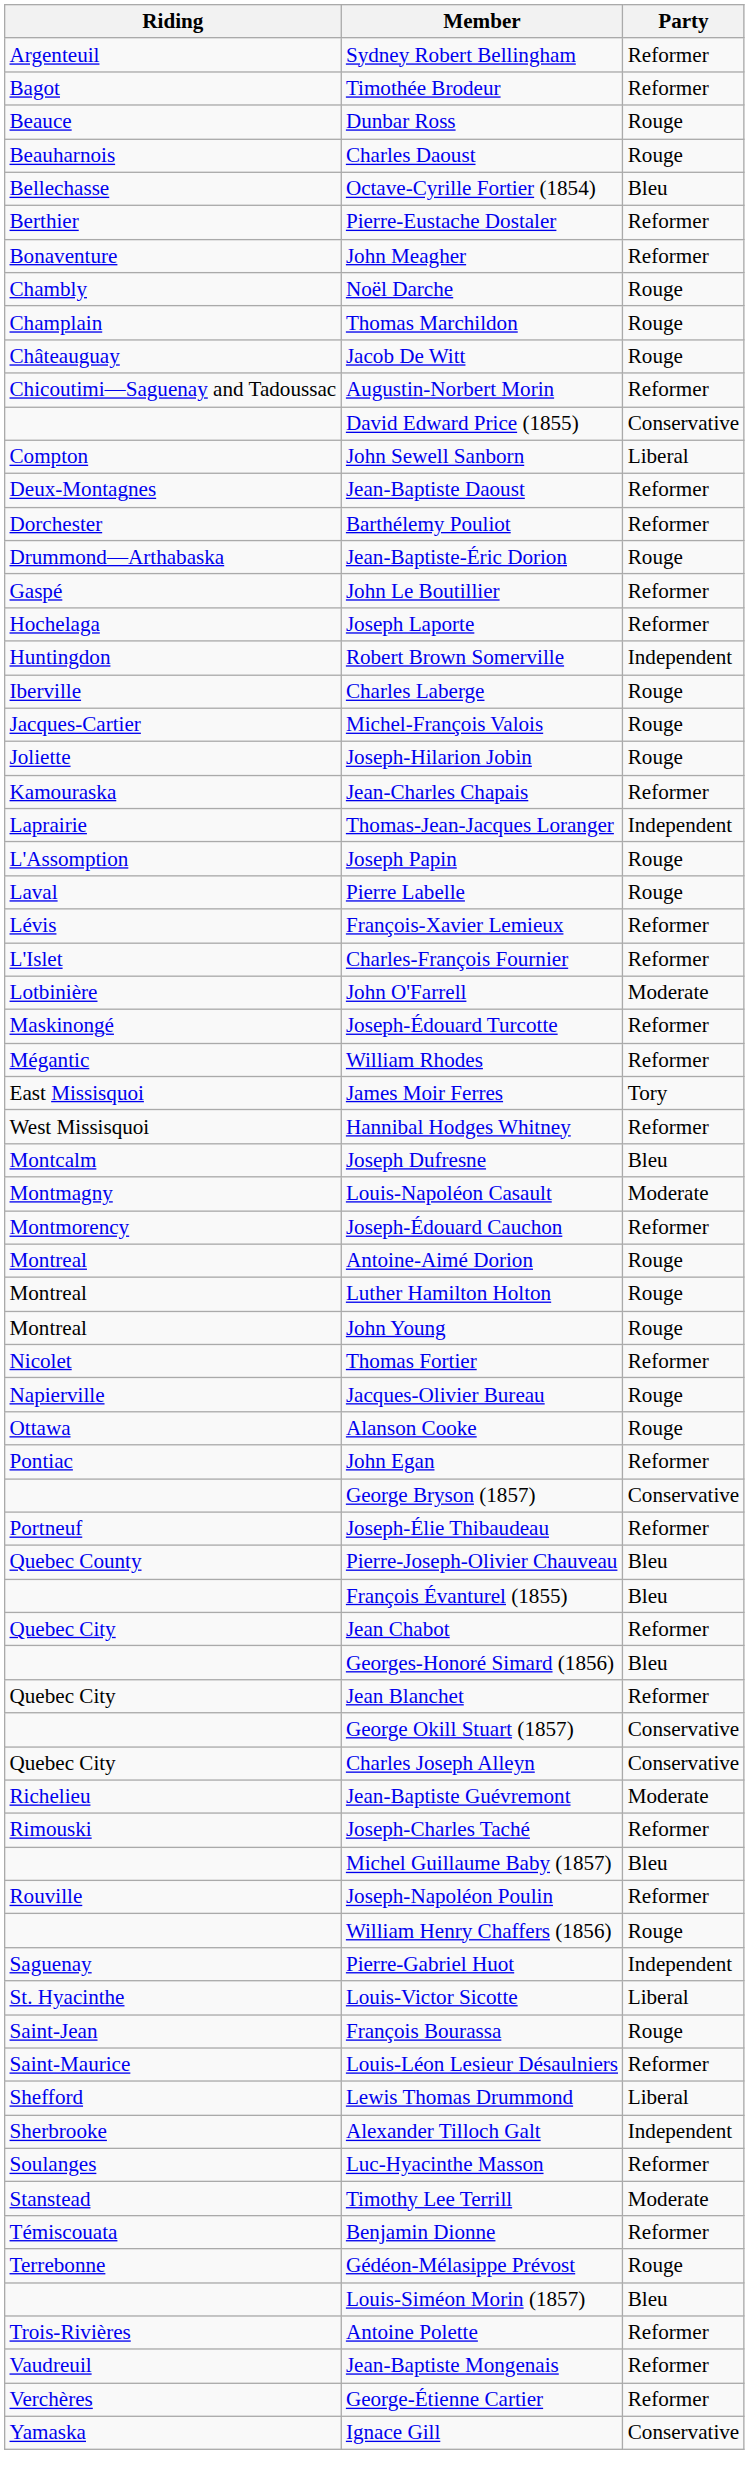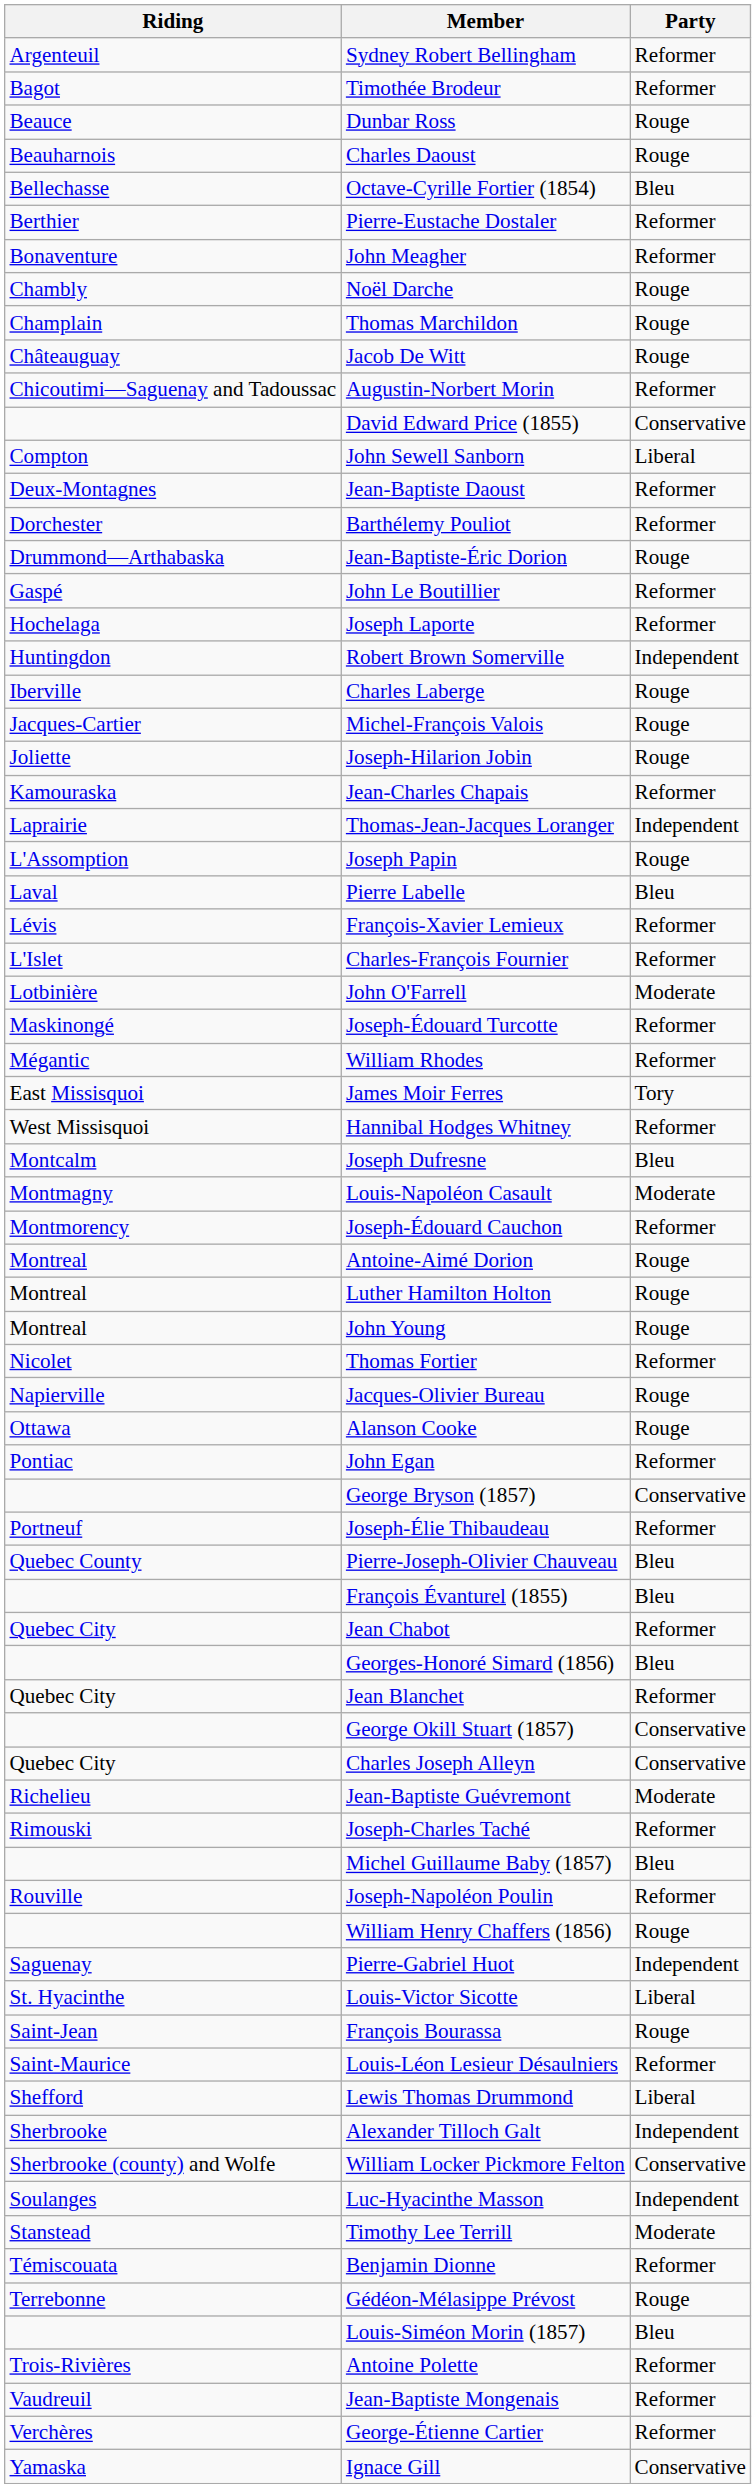(655, 892) Rouge -> (654, 892) Bleu
+ row: (485, 2164)
(668, 2164) Reformer -> (687, 2198) Independent
